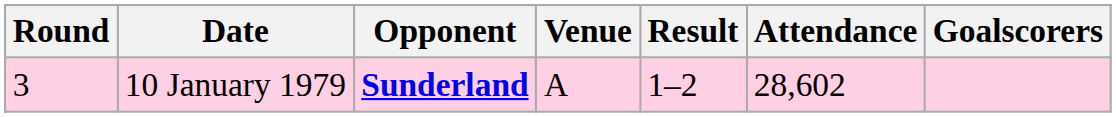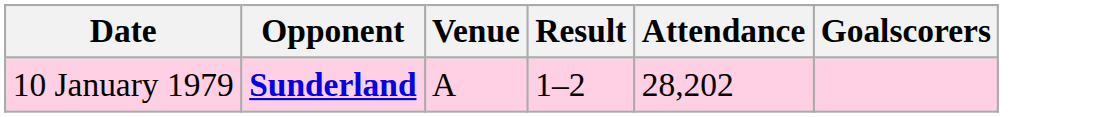- column: (61, 31)
(800, 84) 28,602 -> (688, 84) 28,202
